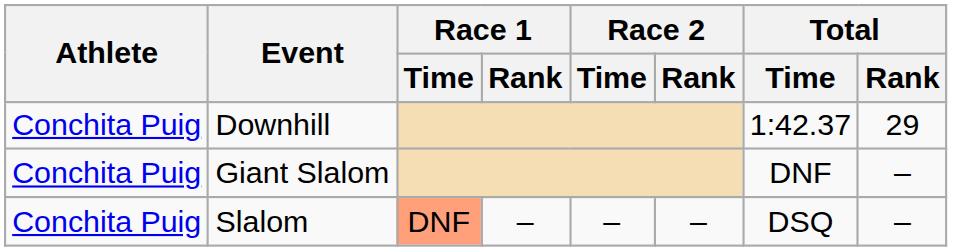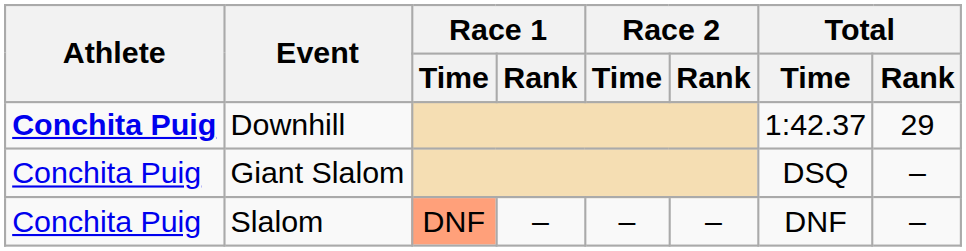(107, 125) normal -> (114, 125) bold
(800, 173) DNF -> (815, 173) DSQ
(800, 221) DSQ -> (815, 221) DNF
